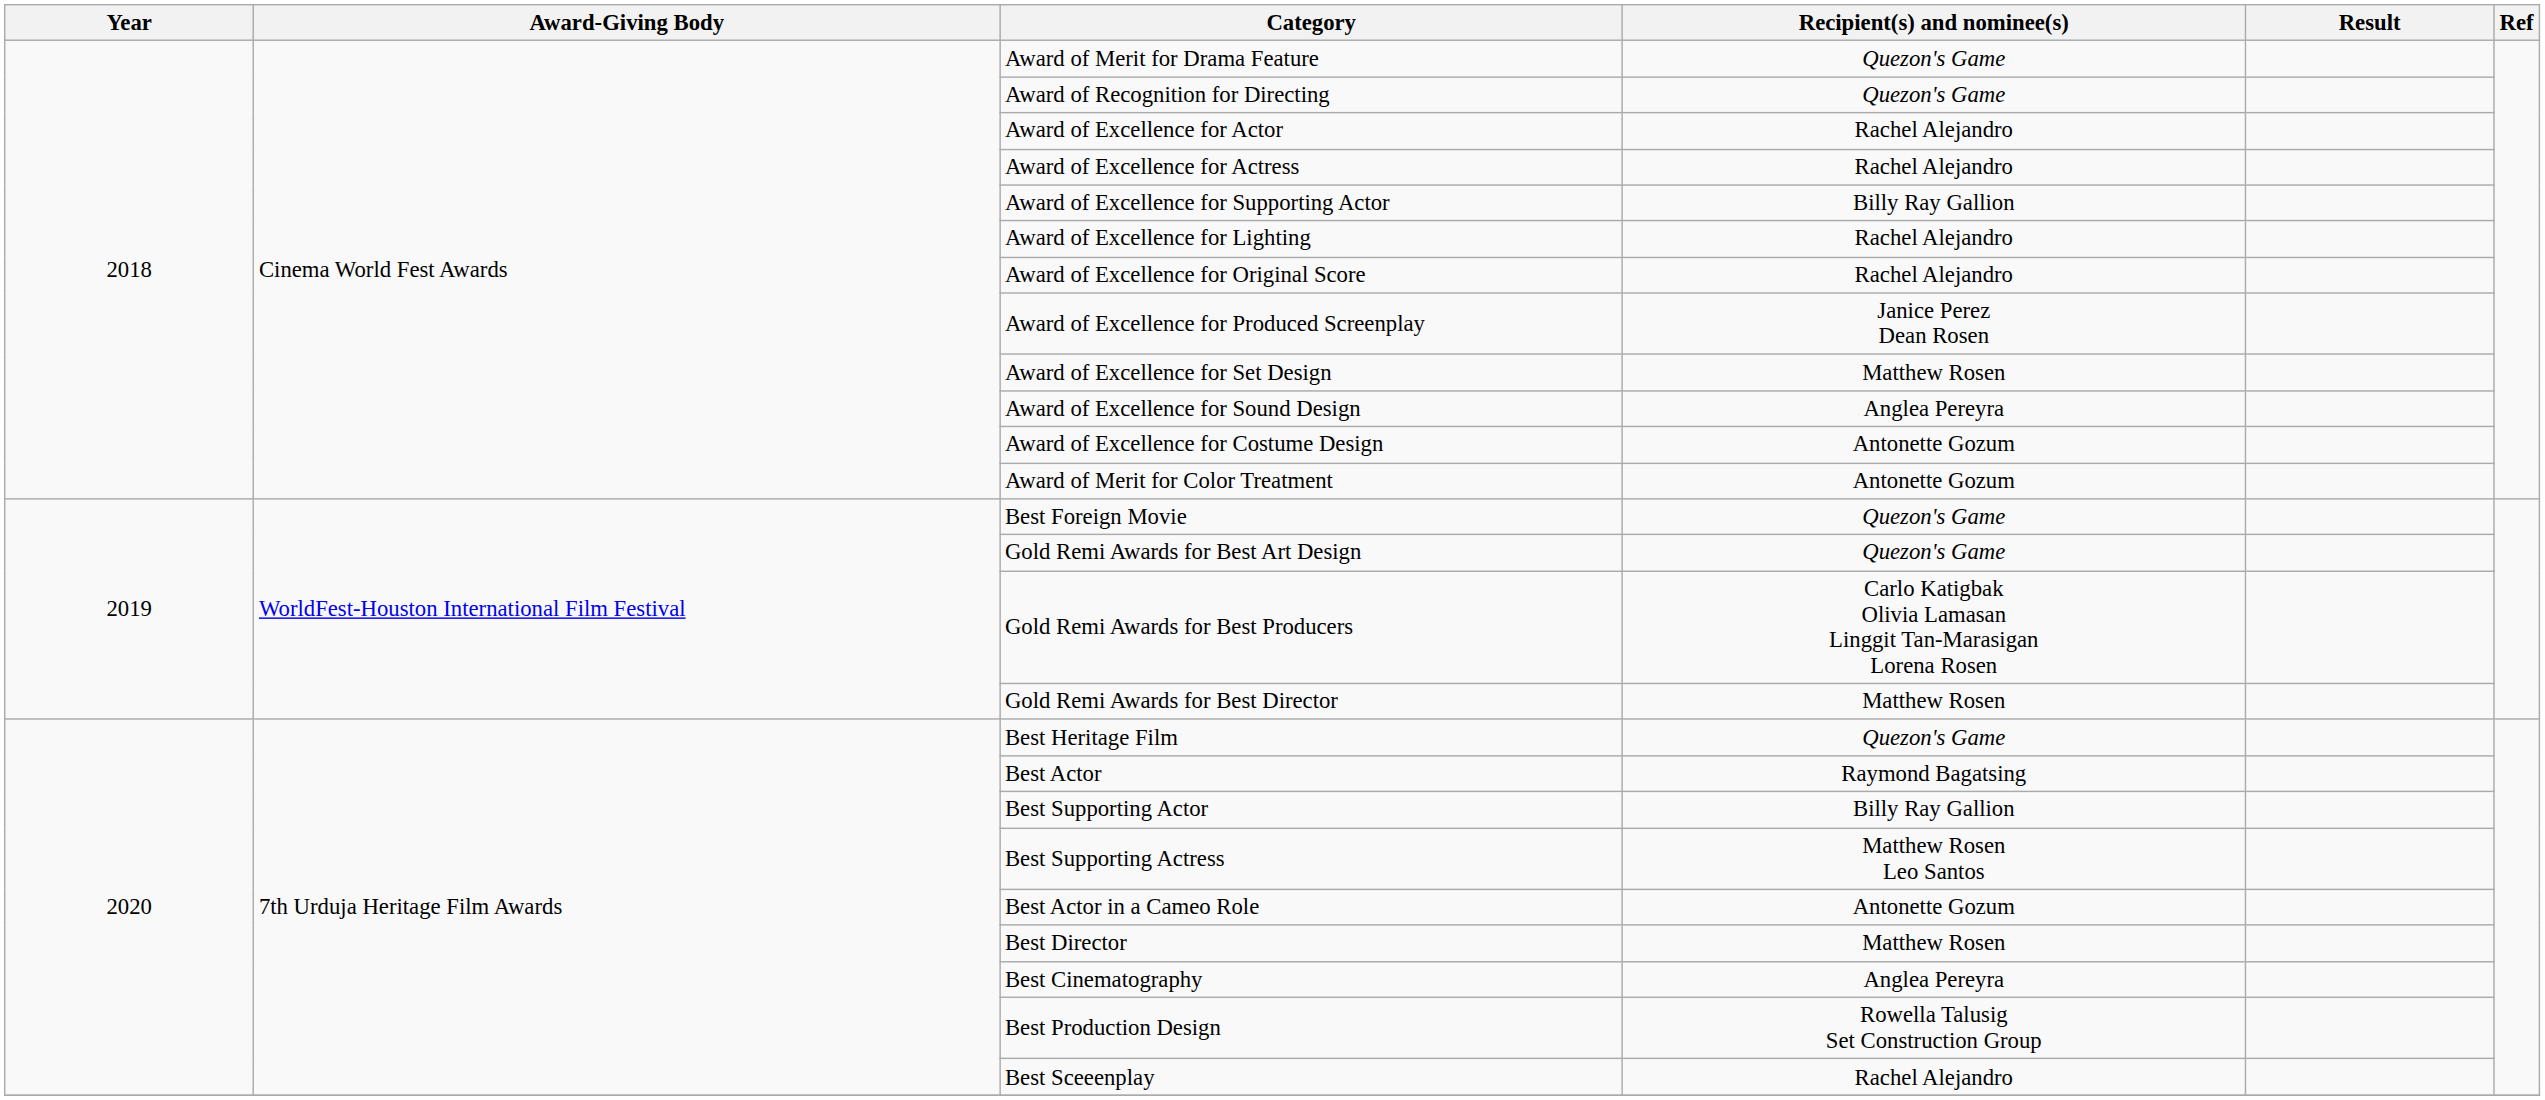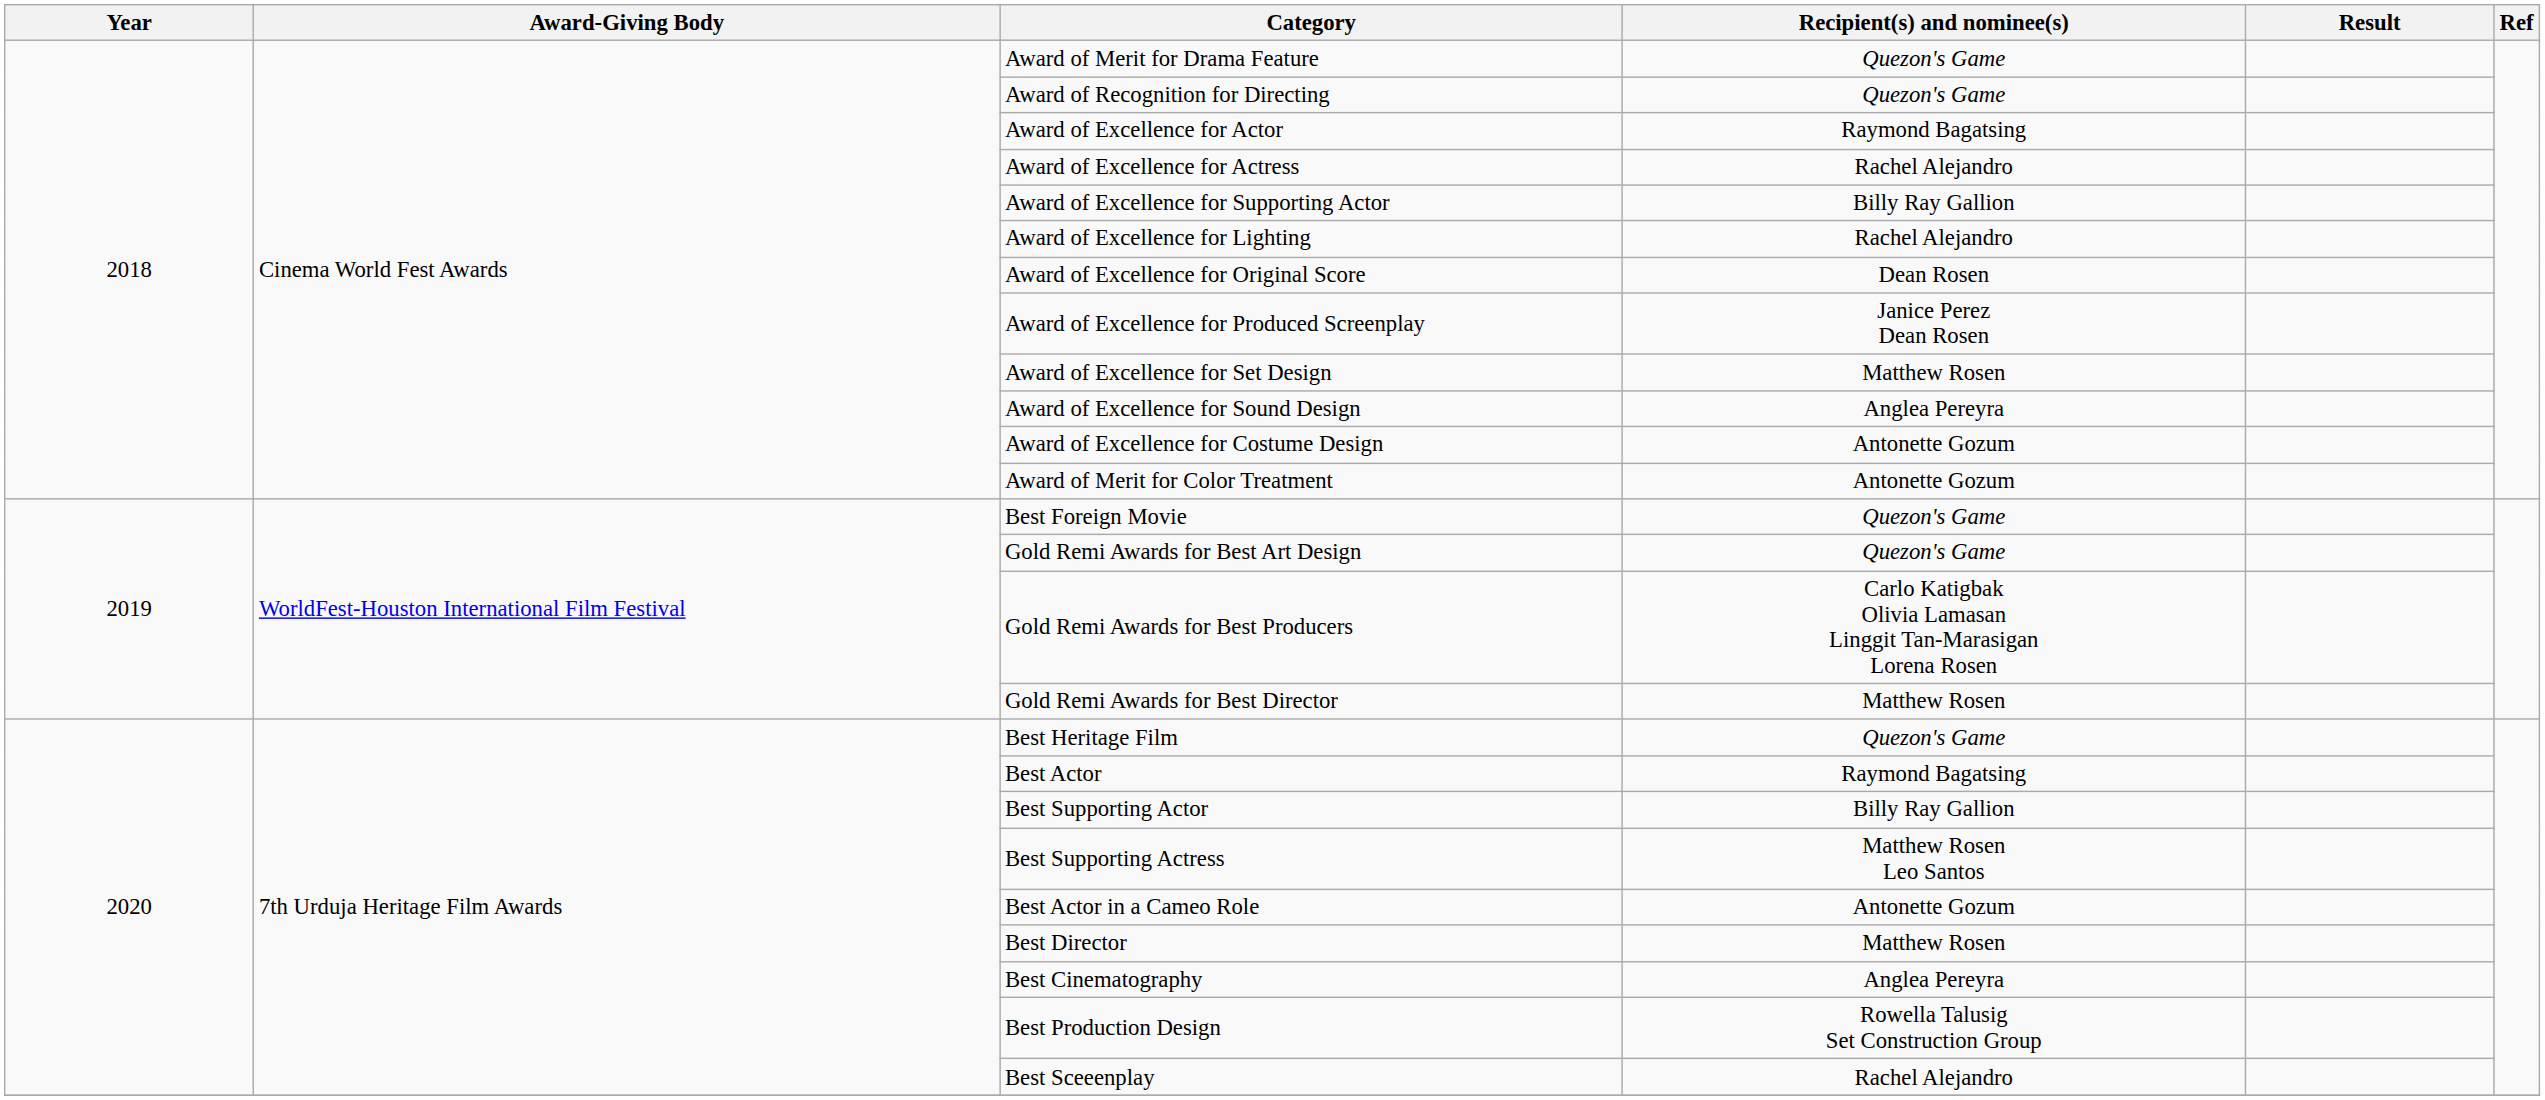(1934, 130) Rachel Alejandro -> (1934, 130) Raymond Bagatsing
(1934, 274) Rachel Alejandro -> (1934, 274) Dean Rosen
